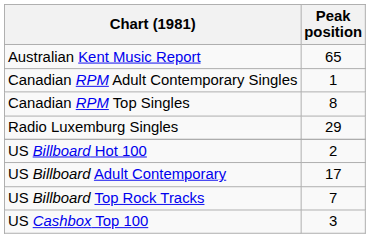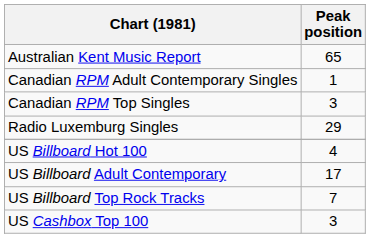(333, 103) 8 -> (333, 103) 3
(333, 151) 2 -> (333, 151) 4
